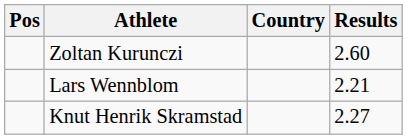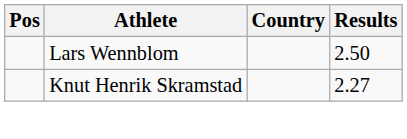- row: (116, 52)
(352, 85) 2.21 -> (352, 52) 2.50
